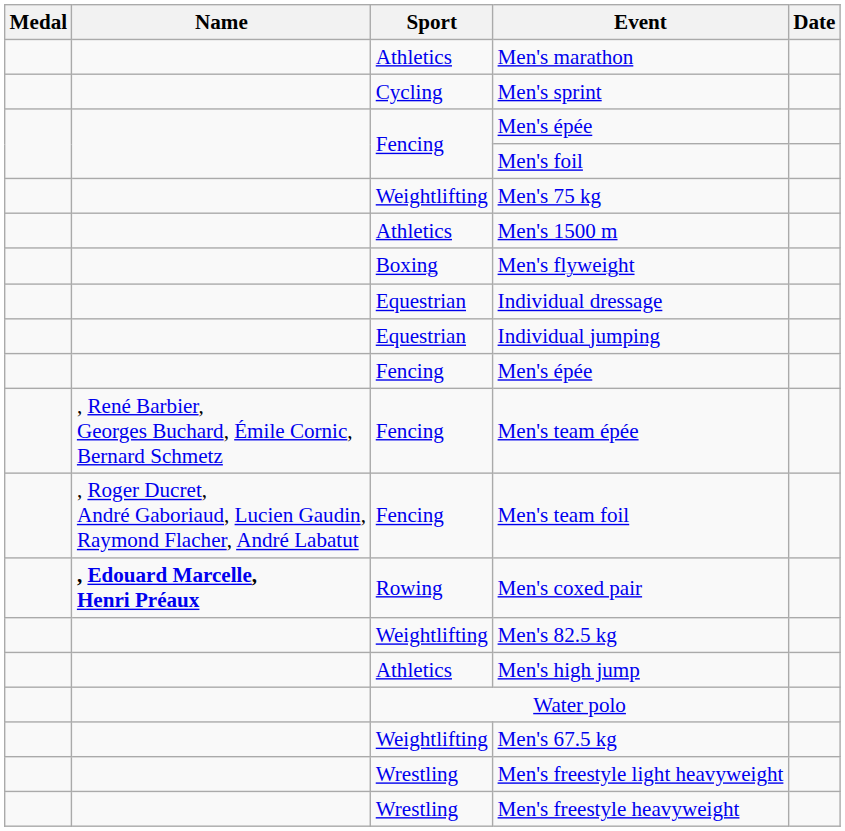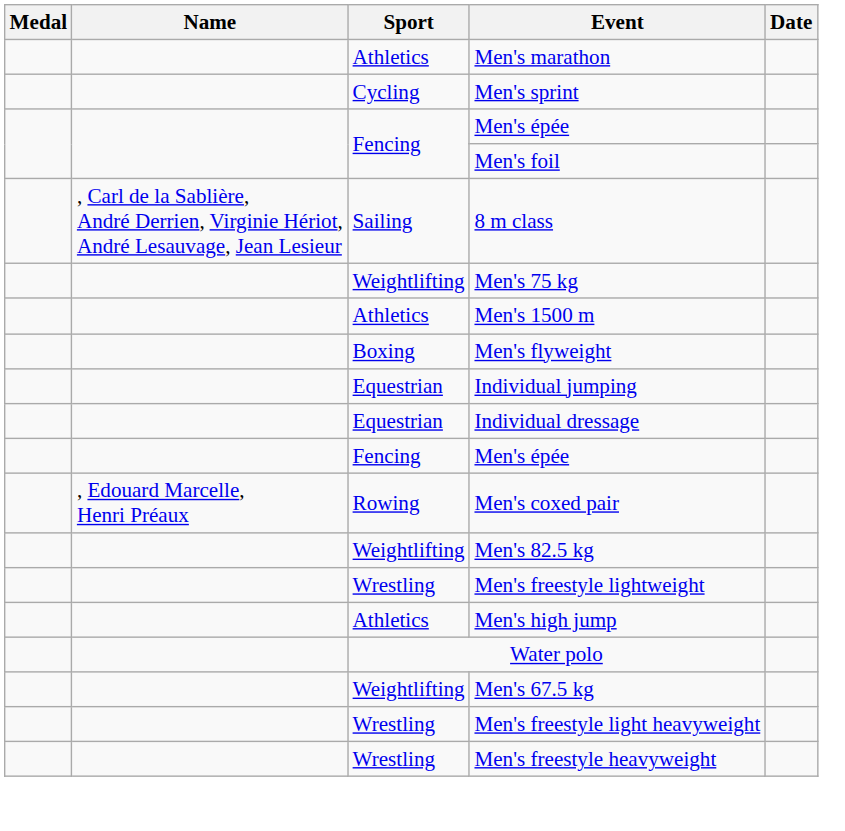+ row: (383, 221)
rows swapped: (421, 300) <-> (421, 335)
- row: (410, 430)
- row: (410, 515)
(167, 587) bold -> (161, 502) normal
+ row: (394, 584)
